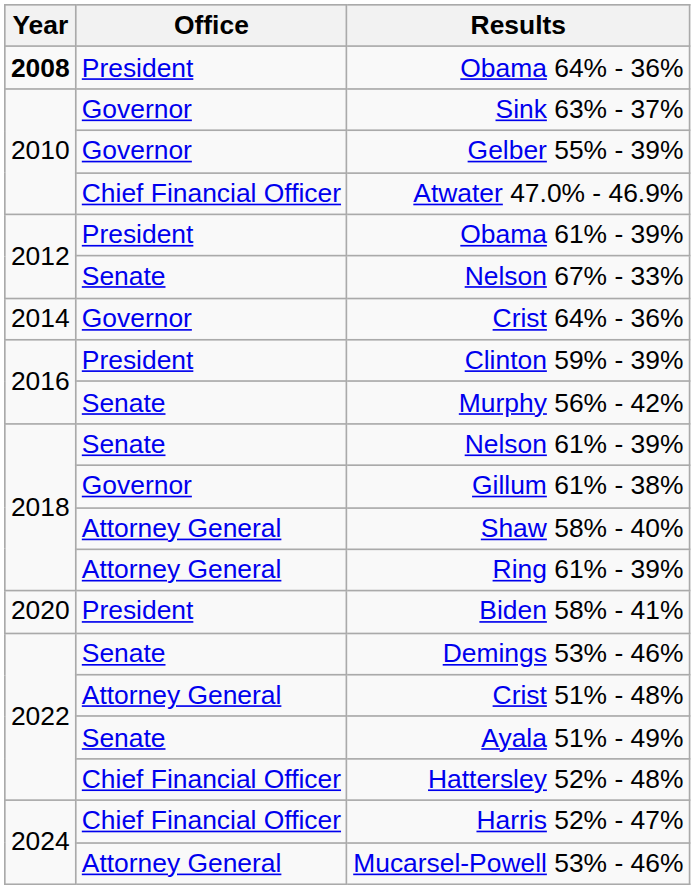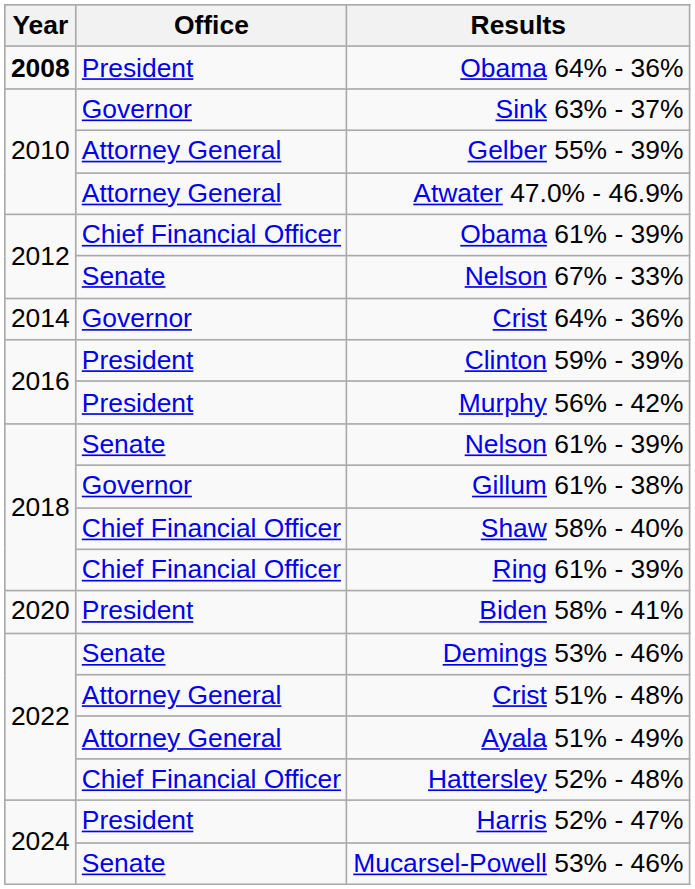(137, 151) Governor -> (182, 151) Attorney General
(211, 192) Chief Financial Officer -> (182, 192) Attorney General
(138, 234) President -> (211, 234) Chief Financial Officer
(124, 402) Senate -> (138, 402) President
(182, 527) Attorney General -> (211, 527) Chief Financial Officer
(182, 569) Attorney General -> (211, 569) Chief Financial Officer
(124, 737) Senate -> (182, 737) Attorney General
(211, 820) Chief Financial Officer -> (138, 820) President
(182, 862) Attorney General -> (124, 862) Senate
